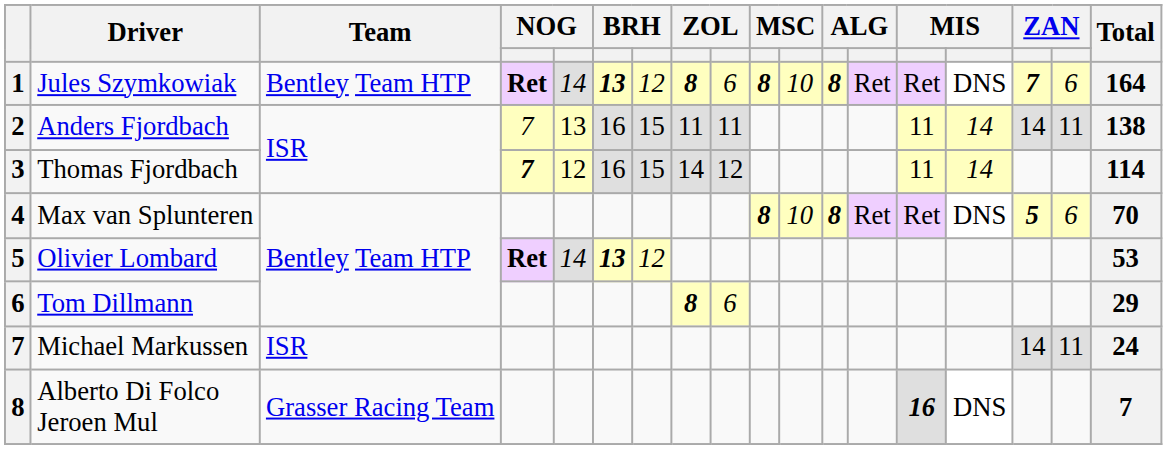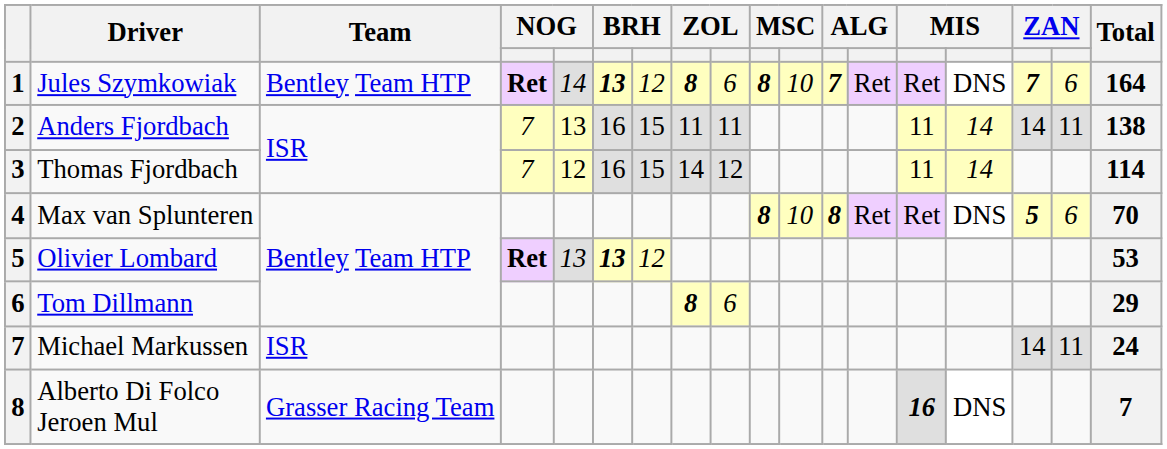(834, 82) 8 -> (834, 82) 7
(527, 170) bold -> (527, 170) normal
(573, 258) 14 -> (573, 258) 13
